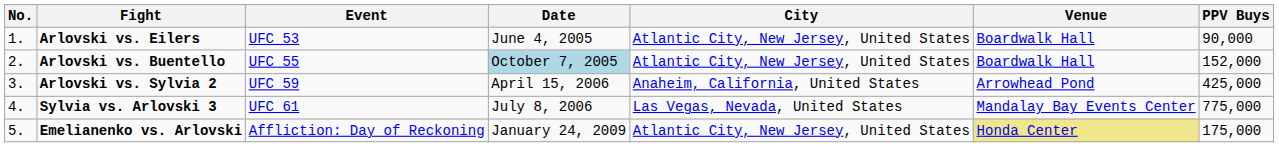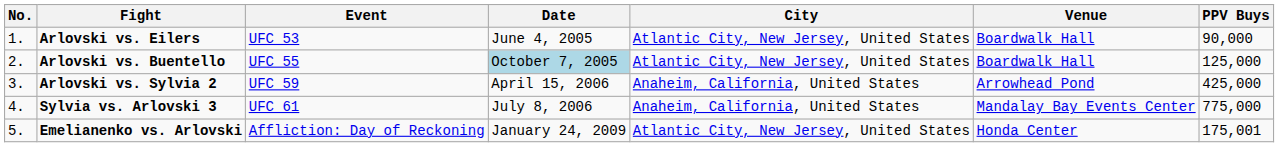(1232, 62) 152,000 -> (1232, 62) 125,000
(768, 108) Las Vegas, Nevada, United States -> (776, 108) Anaheim, California, United States
(1027, 130) khaki background -> (1027, 130) no background
(1232, 130) 175,000 -> (1232, 130) 175,001
